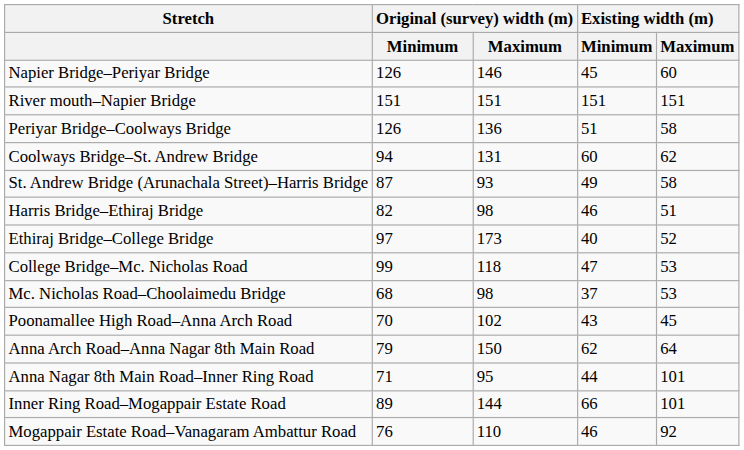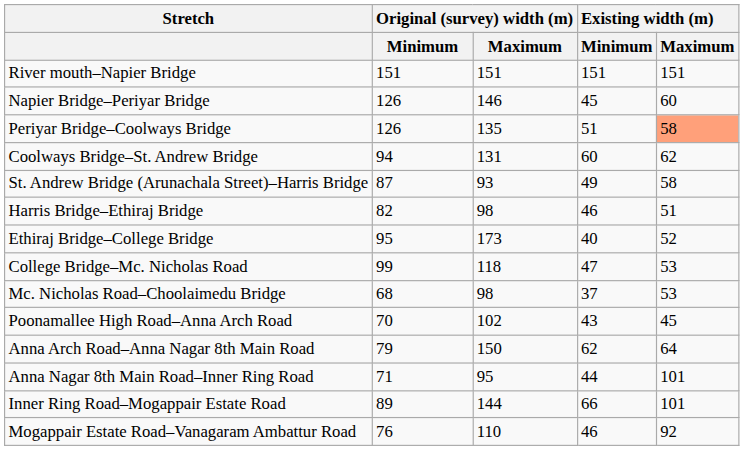rows swapped: (102, 101) <-> (109, 73)
(489, 128) 136 -> (489, 128) 135
(669, 128) no background -> (669, 128) lightsalmon background
(384, 239) 97 -> (384, 239) 95
